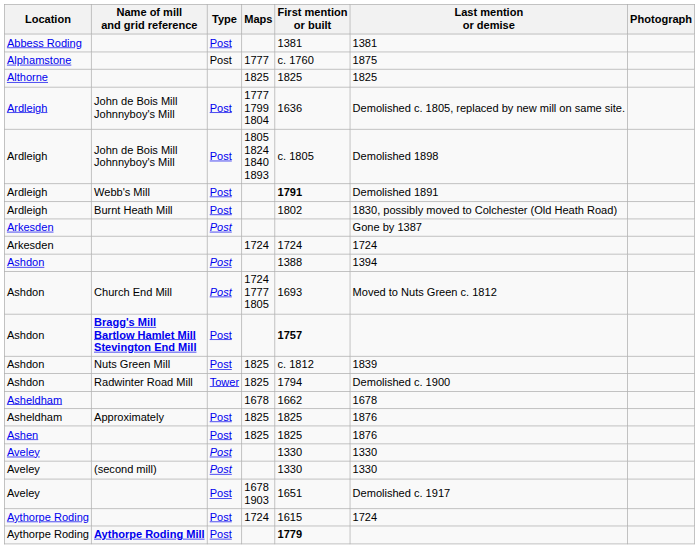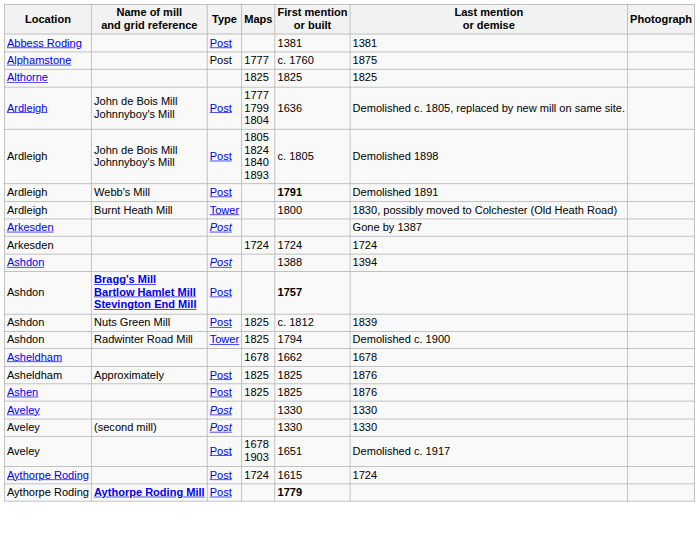(221, 210) Post -> (224, 210) Tower
(290, 210) 1802 -> (290, 210) 1800
- row: (26, 292)
